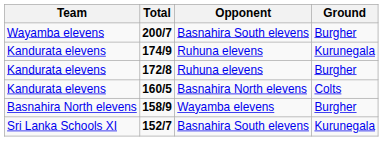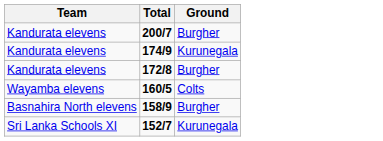- column: (243, 13)
(56, 32) Wayamba elevens -> (56, 32) Kandurata elevens
(56, 88) Kandurata elevens -> (56, 88) Wayamba elevens
